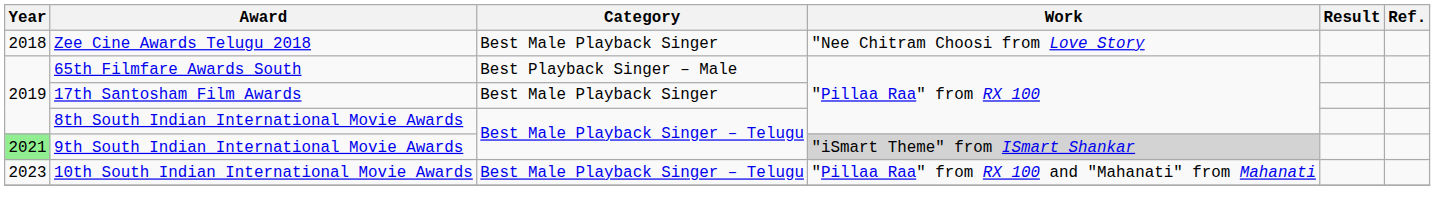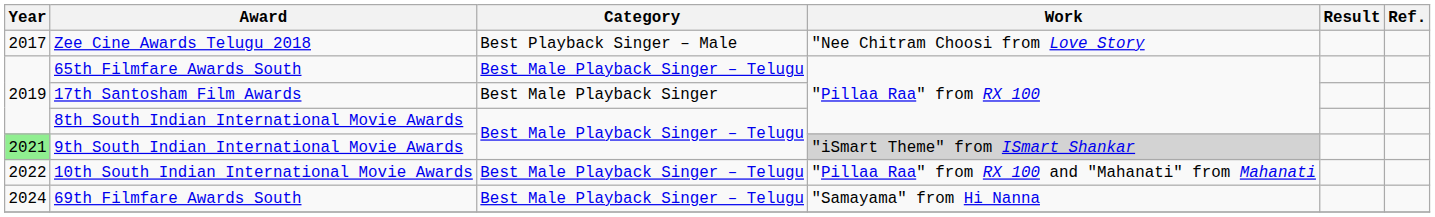(27, 43) 2018 -> (27, 43) 2017
(599, 43) Best Male Playback Singer -> (609, 43) Best Playback Singer – Male
(609, 69) Best Playback Singer – Male -> (642, 69) Best Male Playback Singer – Telugu
(27, 173) 2023 -> (27, 173) 2022
+ row: (178, 198)
